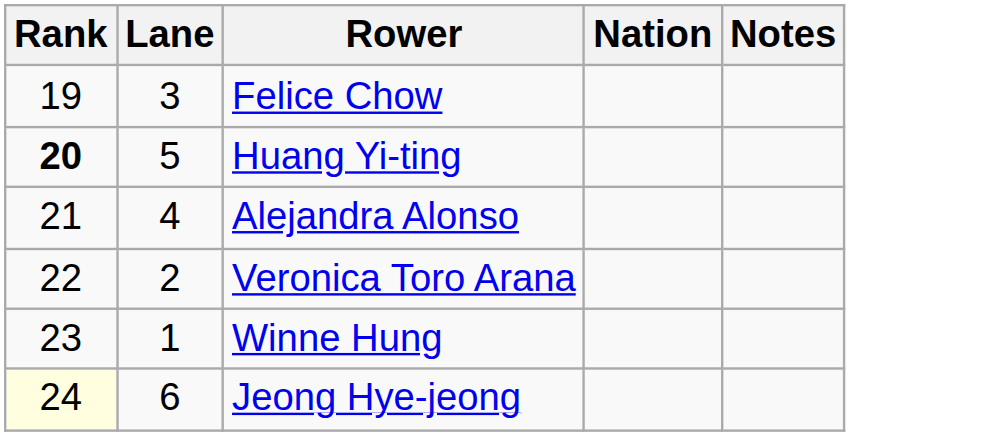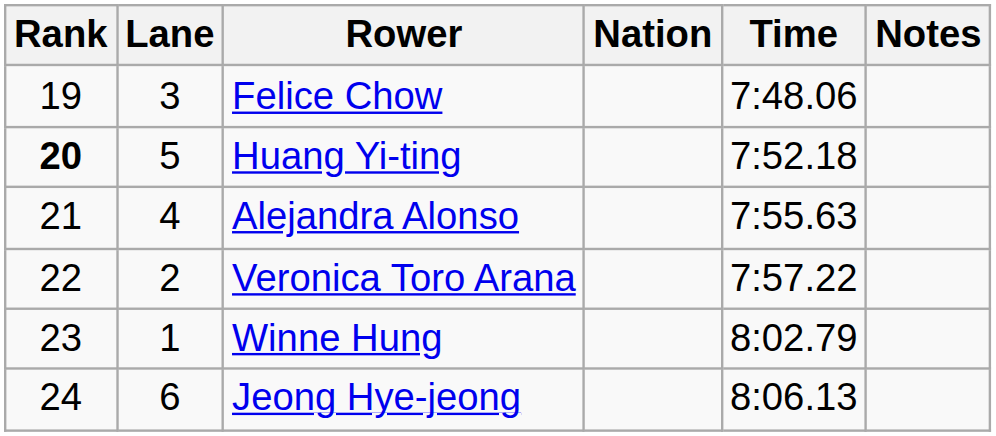+ column: (794, 34)
(61, 398) lightyellow background -> (61, 398) no background
